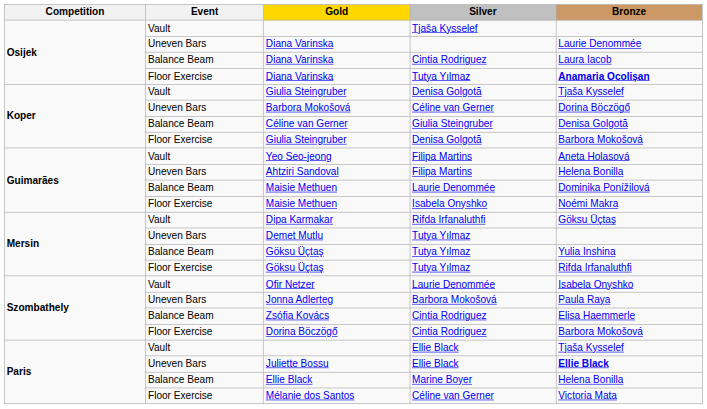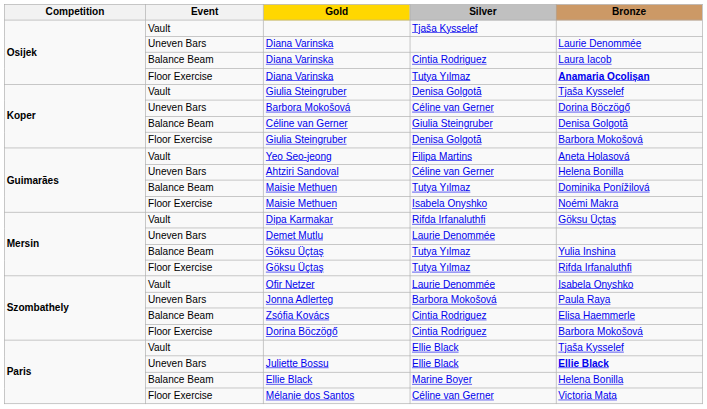(442, 172) Filipa Martins -> (453, 172) Céline van Gerner
(454, 188) Laurie Denommée -> (441, 188) Tutya Yılmaz
(441, 236) Tutya Yılmaz -> (454, 236) Laurie Denommée
